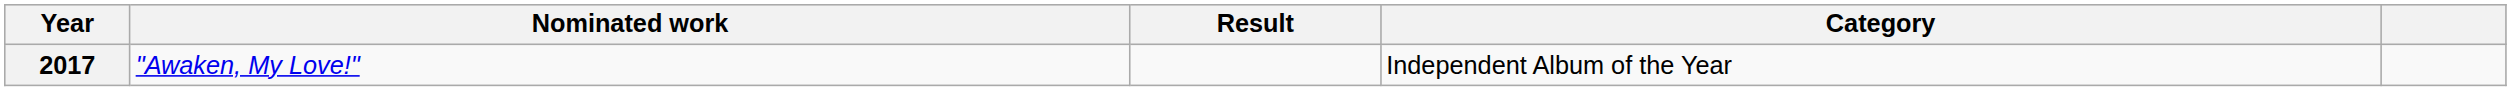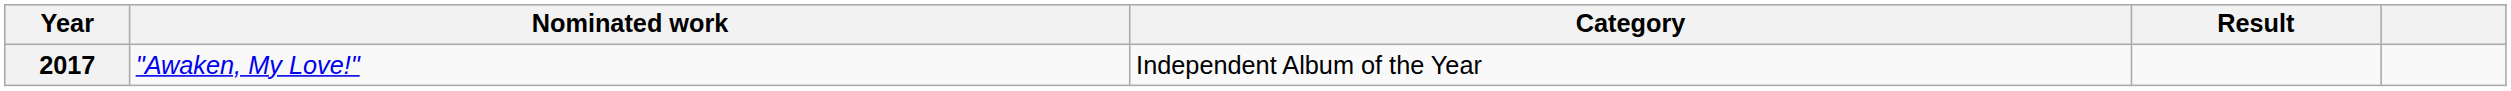columns swapped: (1881, 24) <-> (1255, 24)
